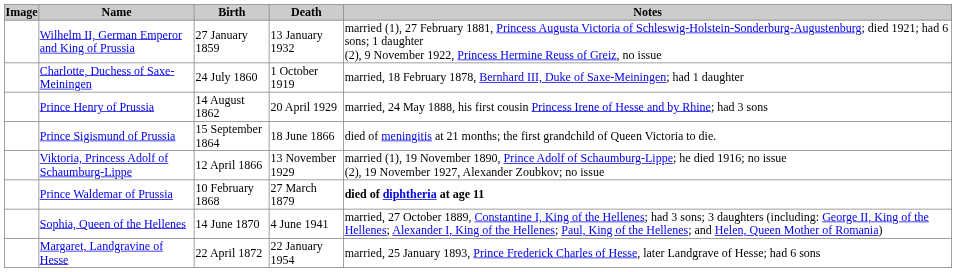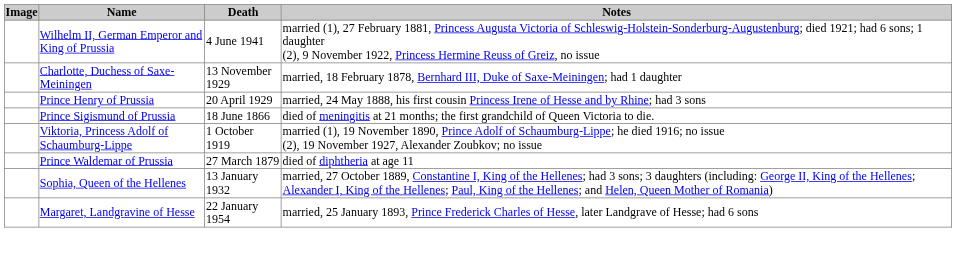- column: (232, 12)
(297, 41) 13 January 1932 -> (235, 41) 4 June 1941
(294, 77) 1 October 1919 -> (239, 77) 13 November 1929
(303, 165) 13 November 1929 -> (230, 138) 1 October 1919
(414, 194) bold -> (348, 160) normal
(299, 223) 4 June 1941 -> (232, 183) 13 January 1932
